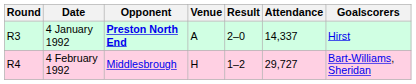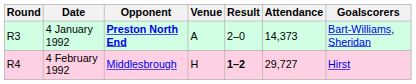(281, 36) 14,337 -> (281, 36) 14,373
(339, 36) Hirst -> (361, 36) Bart-Williams, Sheridan
(236, 65) normal -> (236, 65) bold
(361, 65) Bart-Williams, Sheridan -> (339, 65) Hirst
